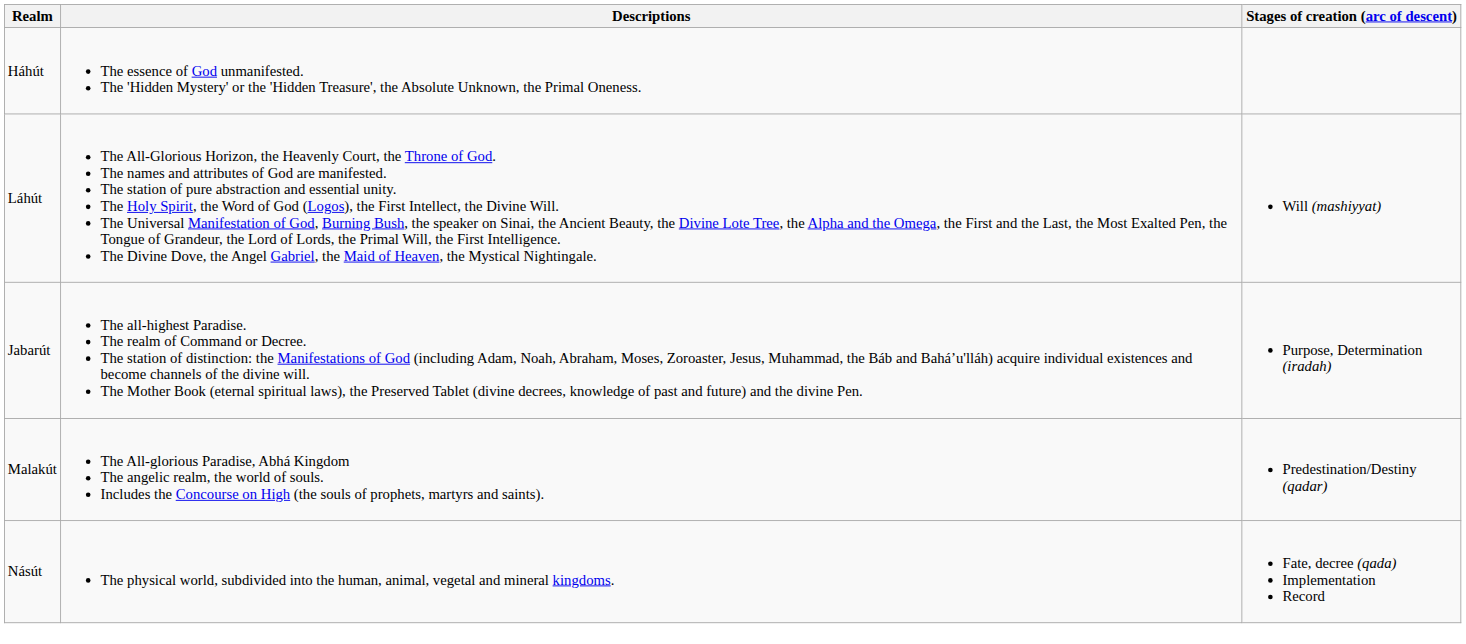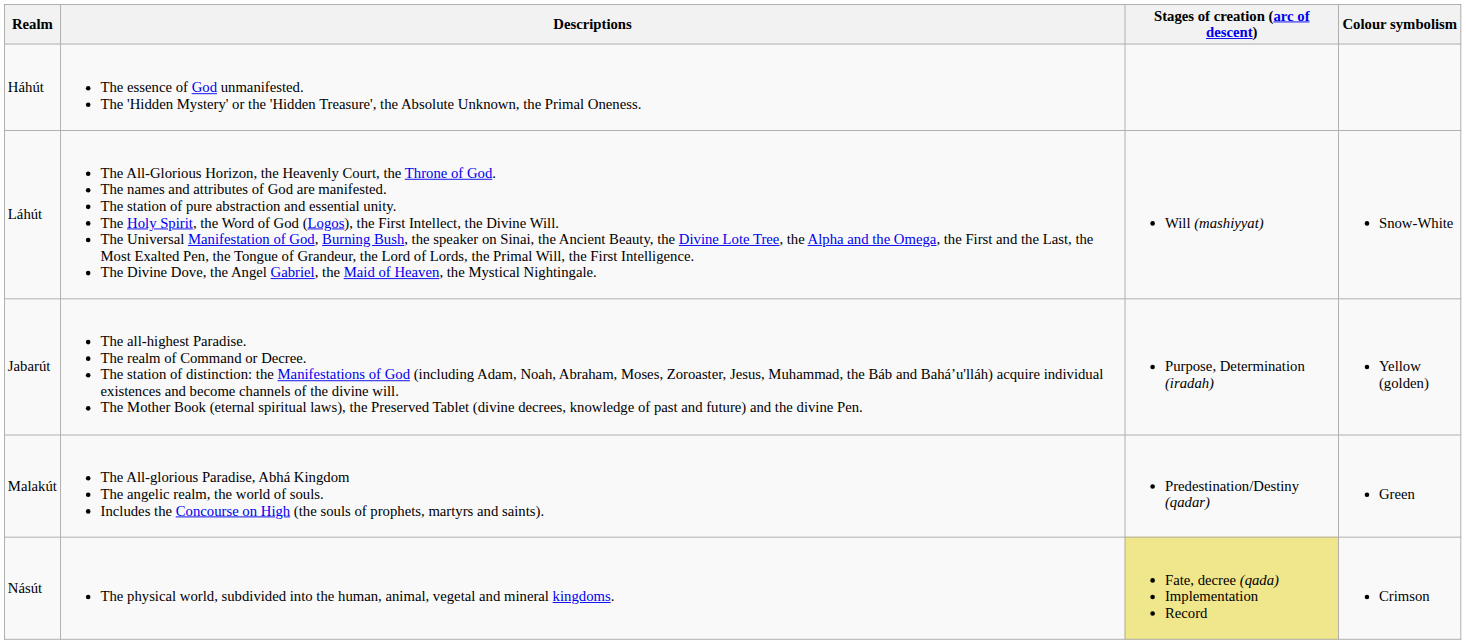+ column: (1400, 24)
(1352, 580) no background -> (1232, 597) khaki background
